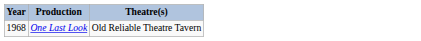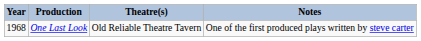+ column: (310, 12)
